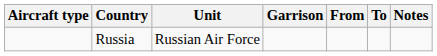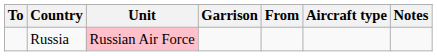columns swapped: (48, 16) <-> (379, 16)
(207, 39) no background -> (142, 39) pink background
